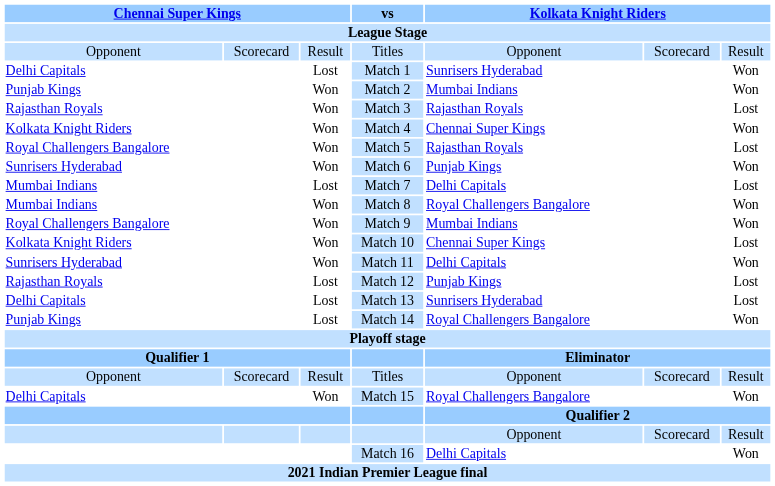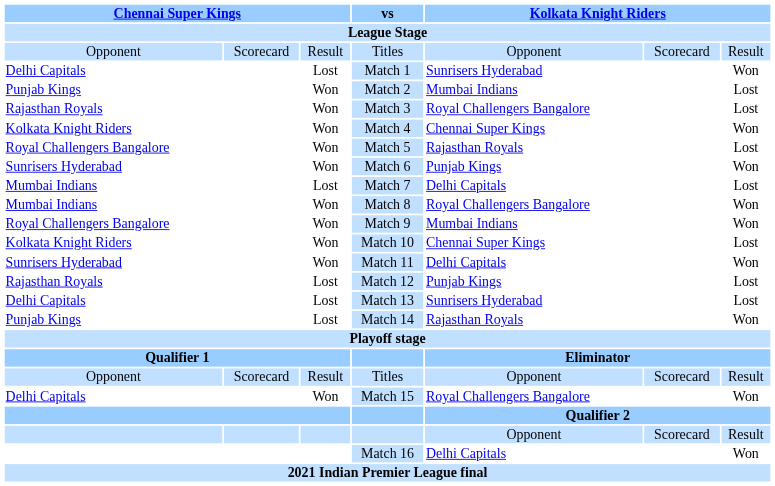(746, 90) Won -> (746, 90) Lost
(475, 109) Rajasthan Royals -> (508, 109) Royal Challengers Bangalore
(508, 319) Royal Challengers Bangalore -> (475, 319) Rajasthan Royals
